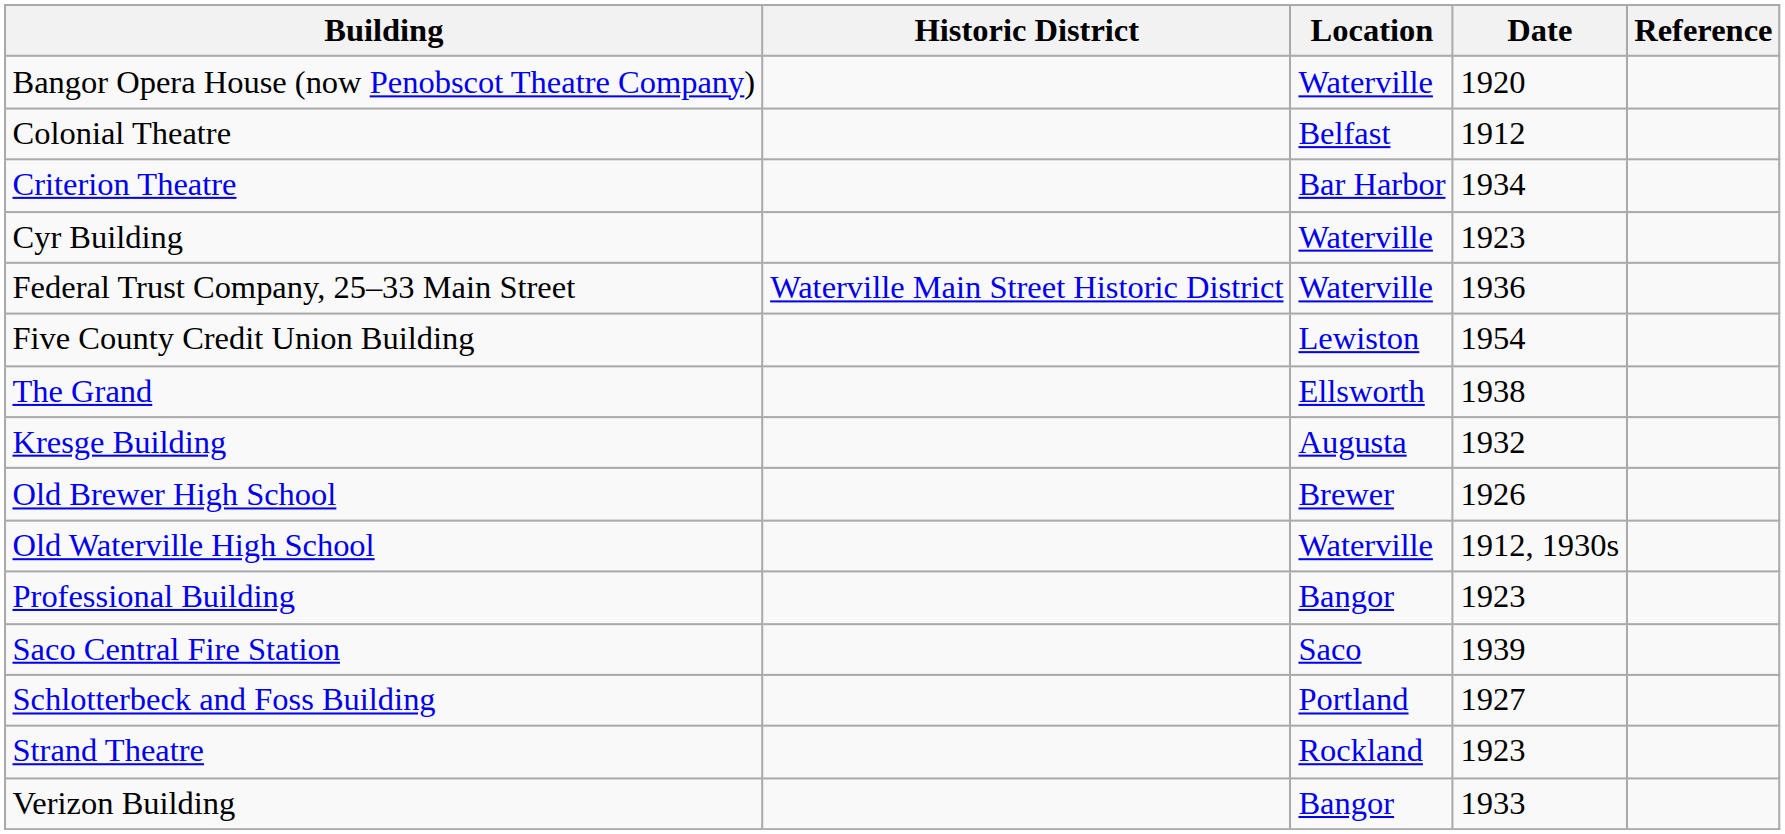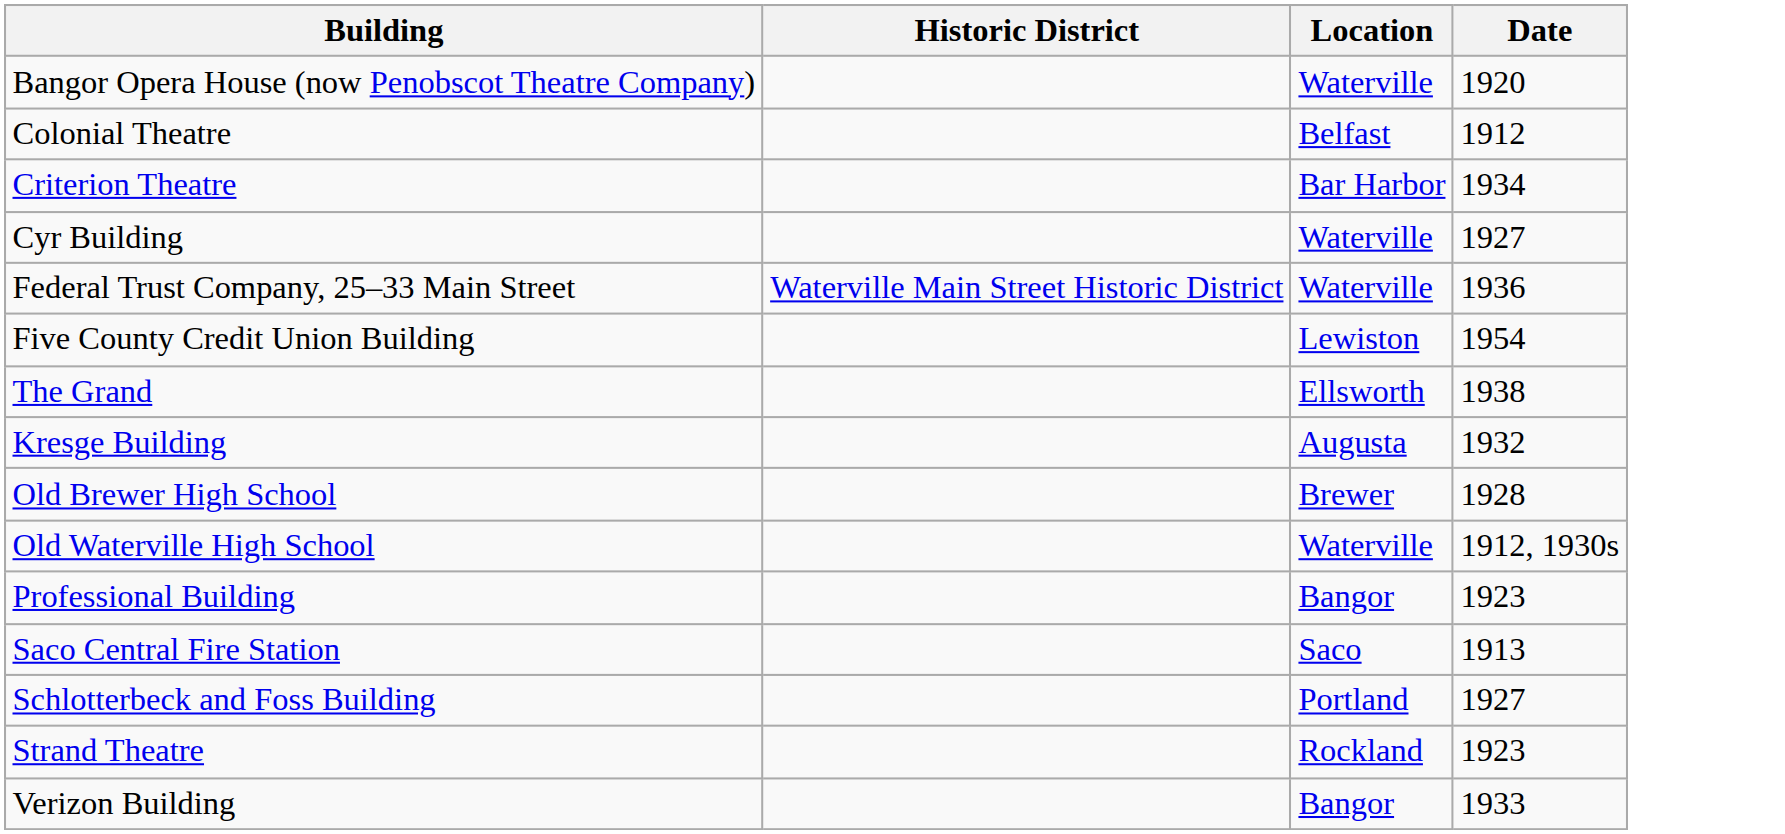- column: (1703, 30)
(1493, 236) 1923 -> (1493, 236) 1927
(1493, 493) 1926 -> (1493, 493) 1928
(1493, 648) 1939 -> (1493, 648) 1913
